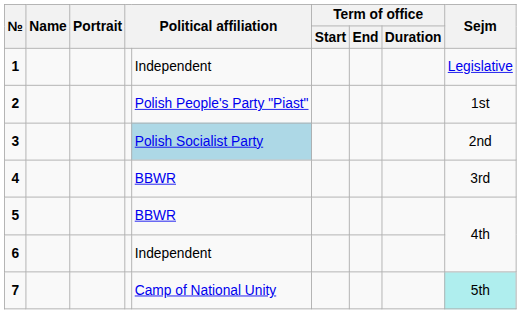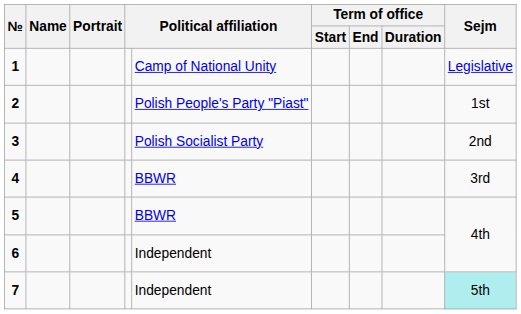(173, 66) Independent -> (205, 66) Camp of National Unity
(199, 141) lightblue background -> (199, 141) no background
(205, 290) Camp of National Unity -> (173, 290) Independent
